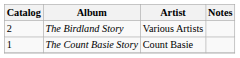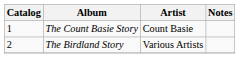rows swapped: (92, 45) <-> (85, 28)
